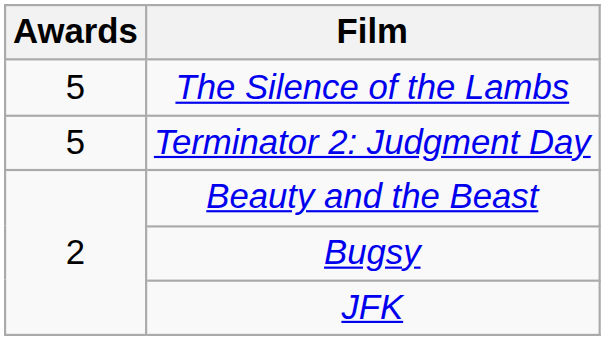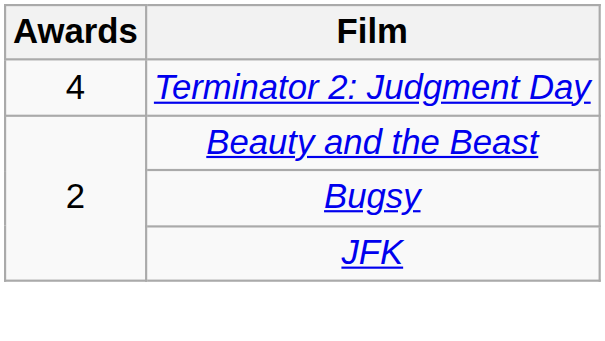- row: (372, 87)
(75, 142) 5 -> (75, 87) 4
